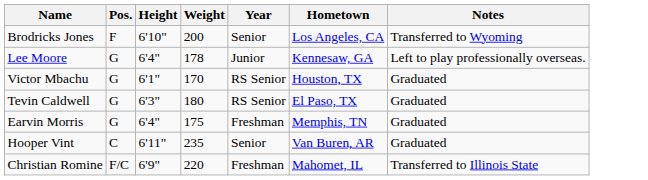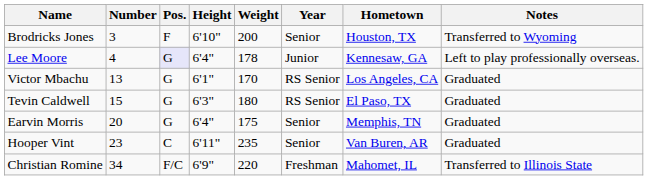+ column: (133, 15)
(338, 36) Los Angeles, CA -> (381, 36) Houston, TX
(114, 57) no background -> (168, 57) lavender background
(327, 79) Houston, TX -> (392, 79) Los Angeles, CA
(257, 121) Freshman -> (302, 121) Senior
